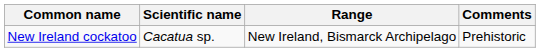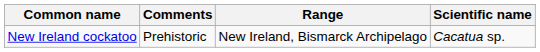columns swapped: (192, 15) <-> (497, 15)
